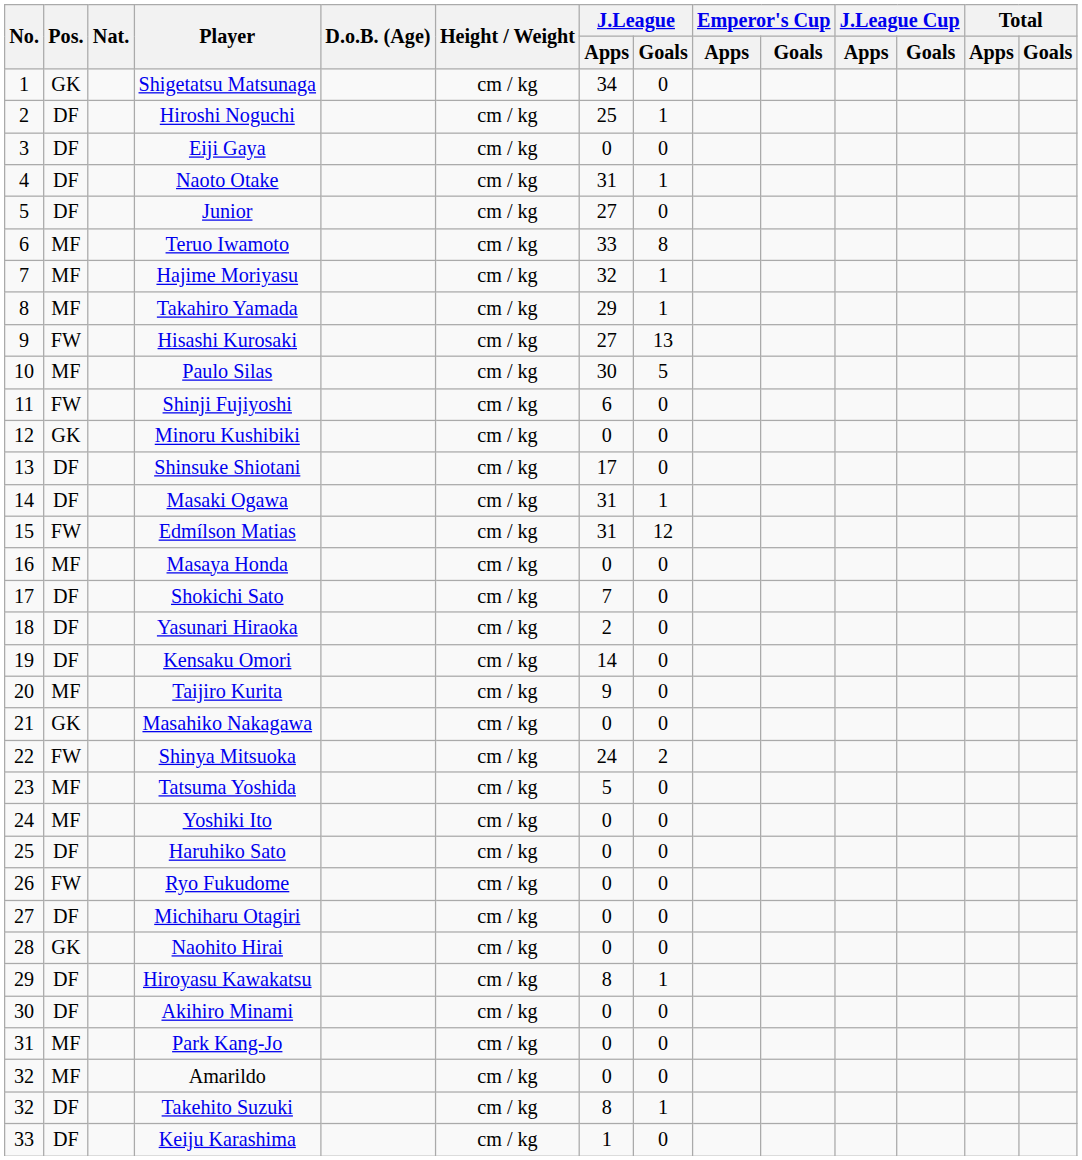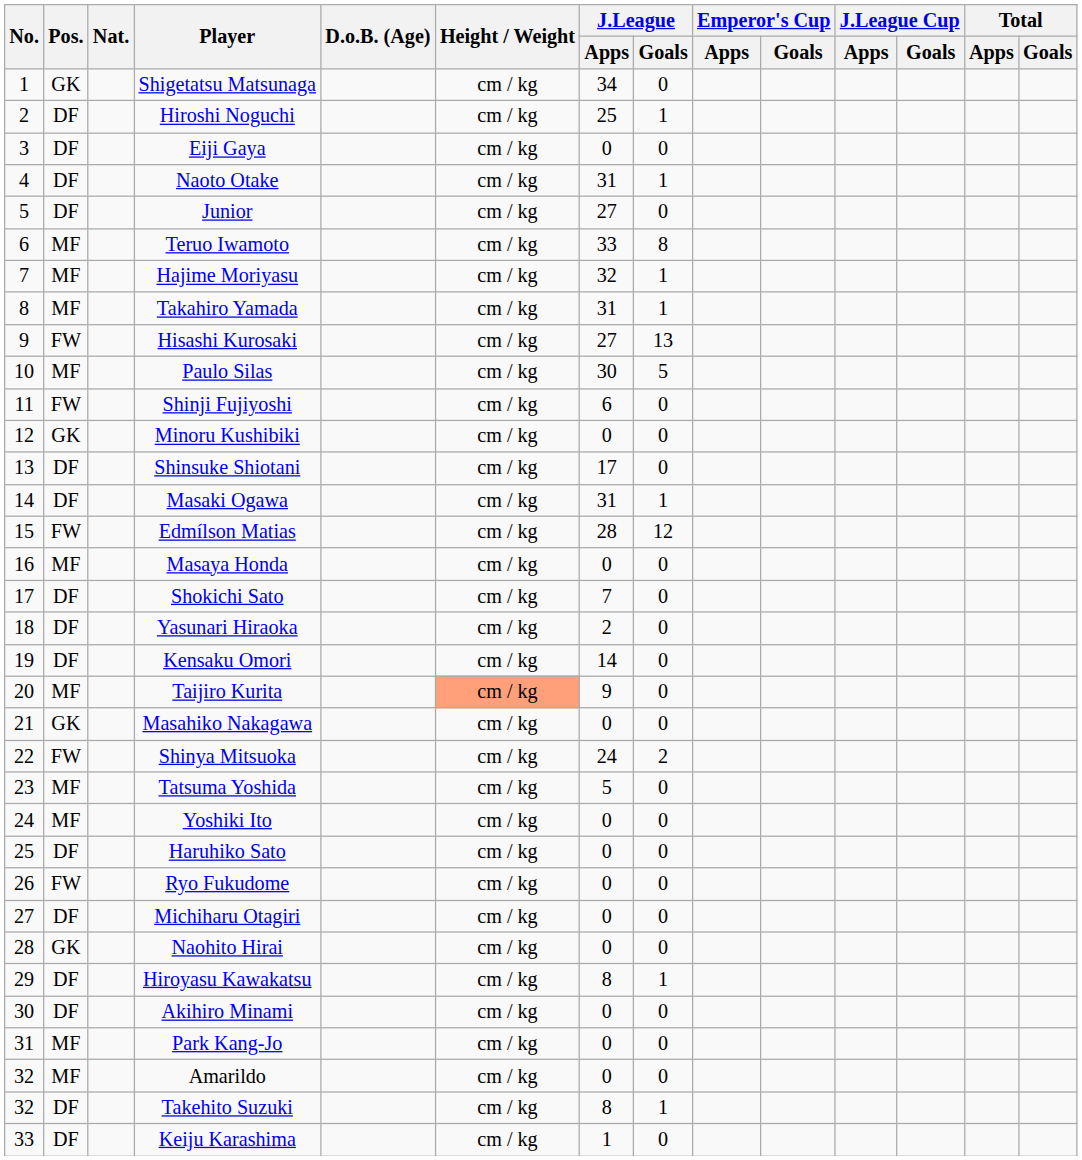(607, 308) 29 -> (607, 308) 31
(607, 532) 31 -> (607, 532) 28
(507, 691) no background -> (507, 691) lightsalmon background
